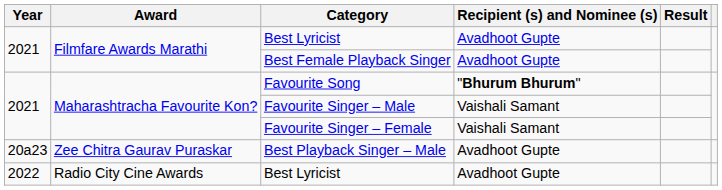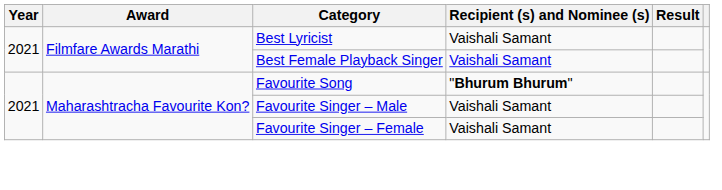(509, 38) Avadhoot Gupte -> (500, 38) Vaishali Samant
(509, 60) Avadhoot Gupte -> (500, 60) Vaishali Samant
- row: (143, 151)
- row: (129, 173)
